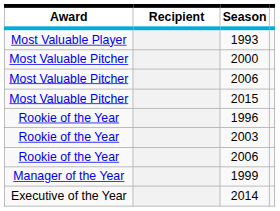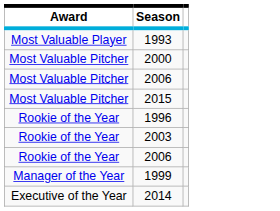- column: (177, 17)
